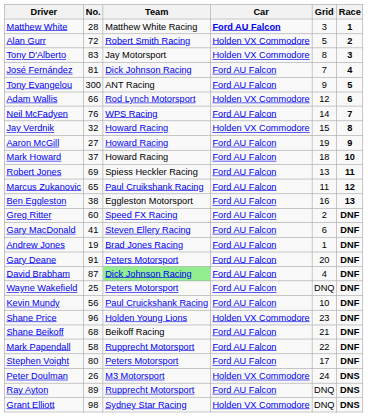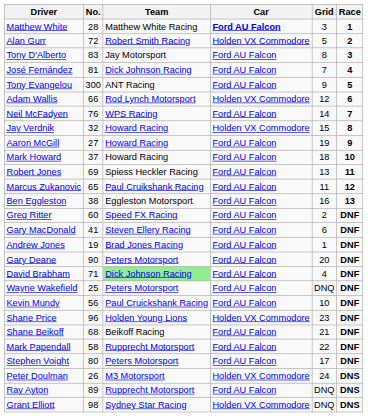(261, 56) Holden VX Commodore -> (244, 56) Ford AU Falcon
(93, 260) 91 -> (93, 260) 90
(93, 274) 87 -> (93, 274) 71
